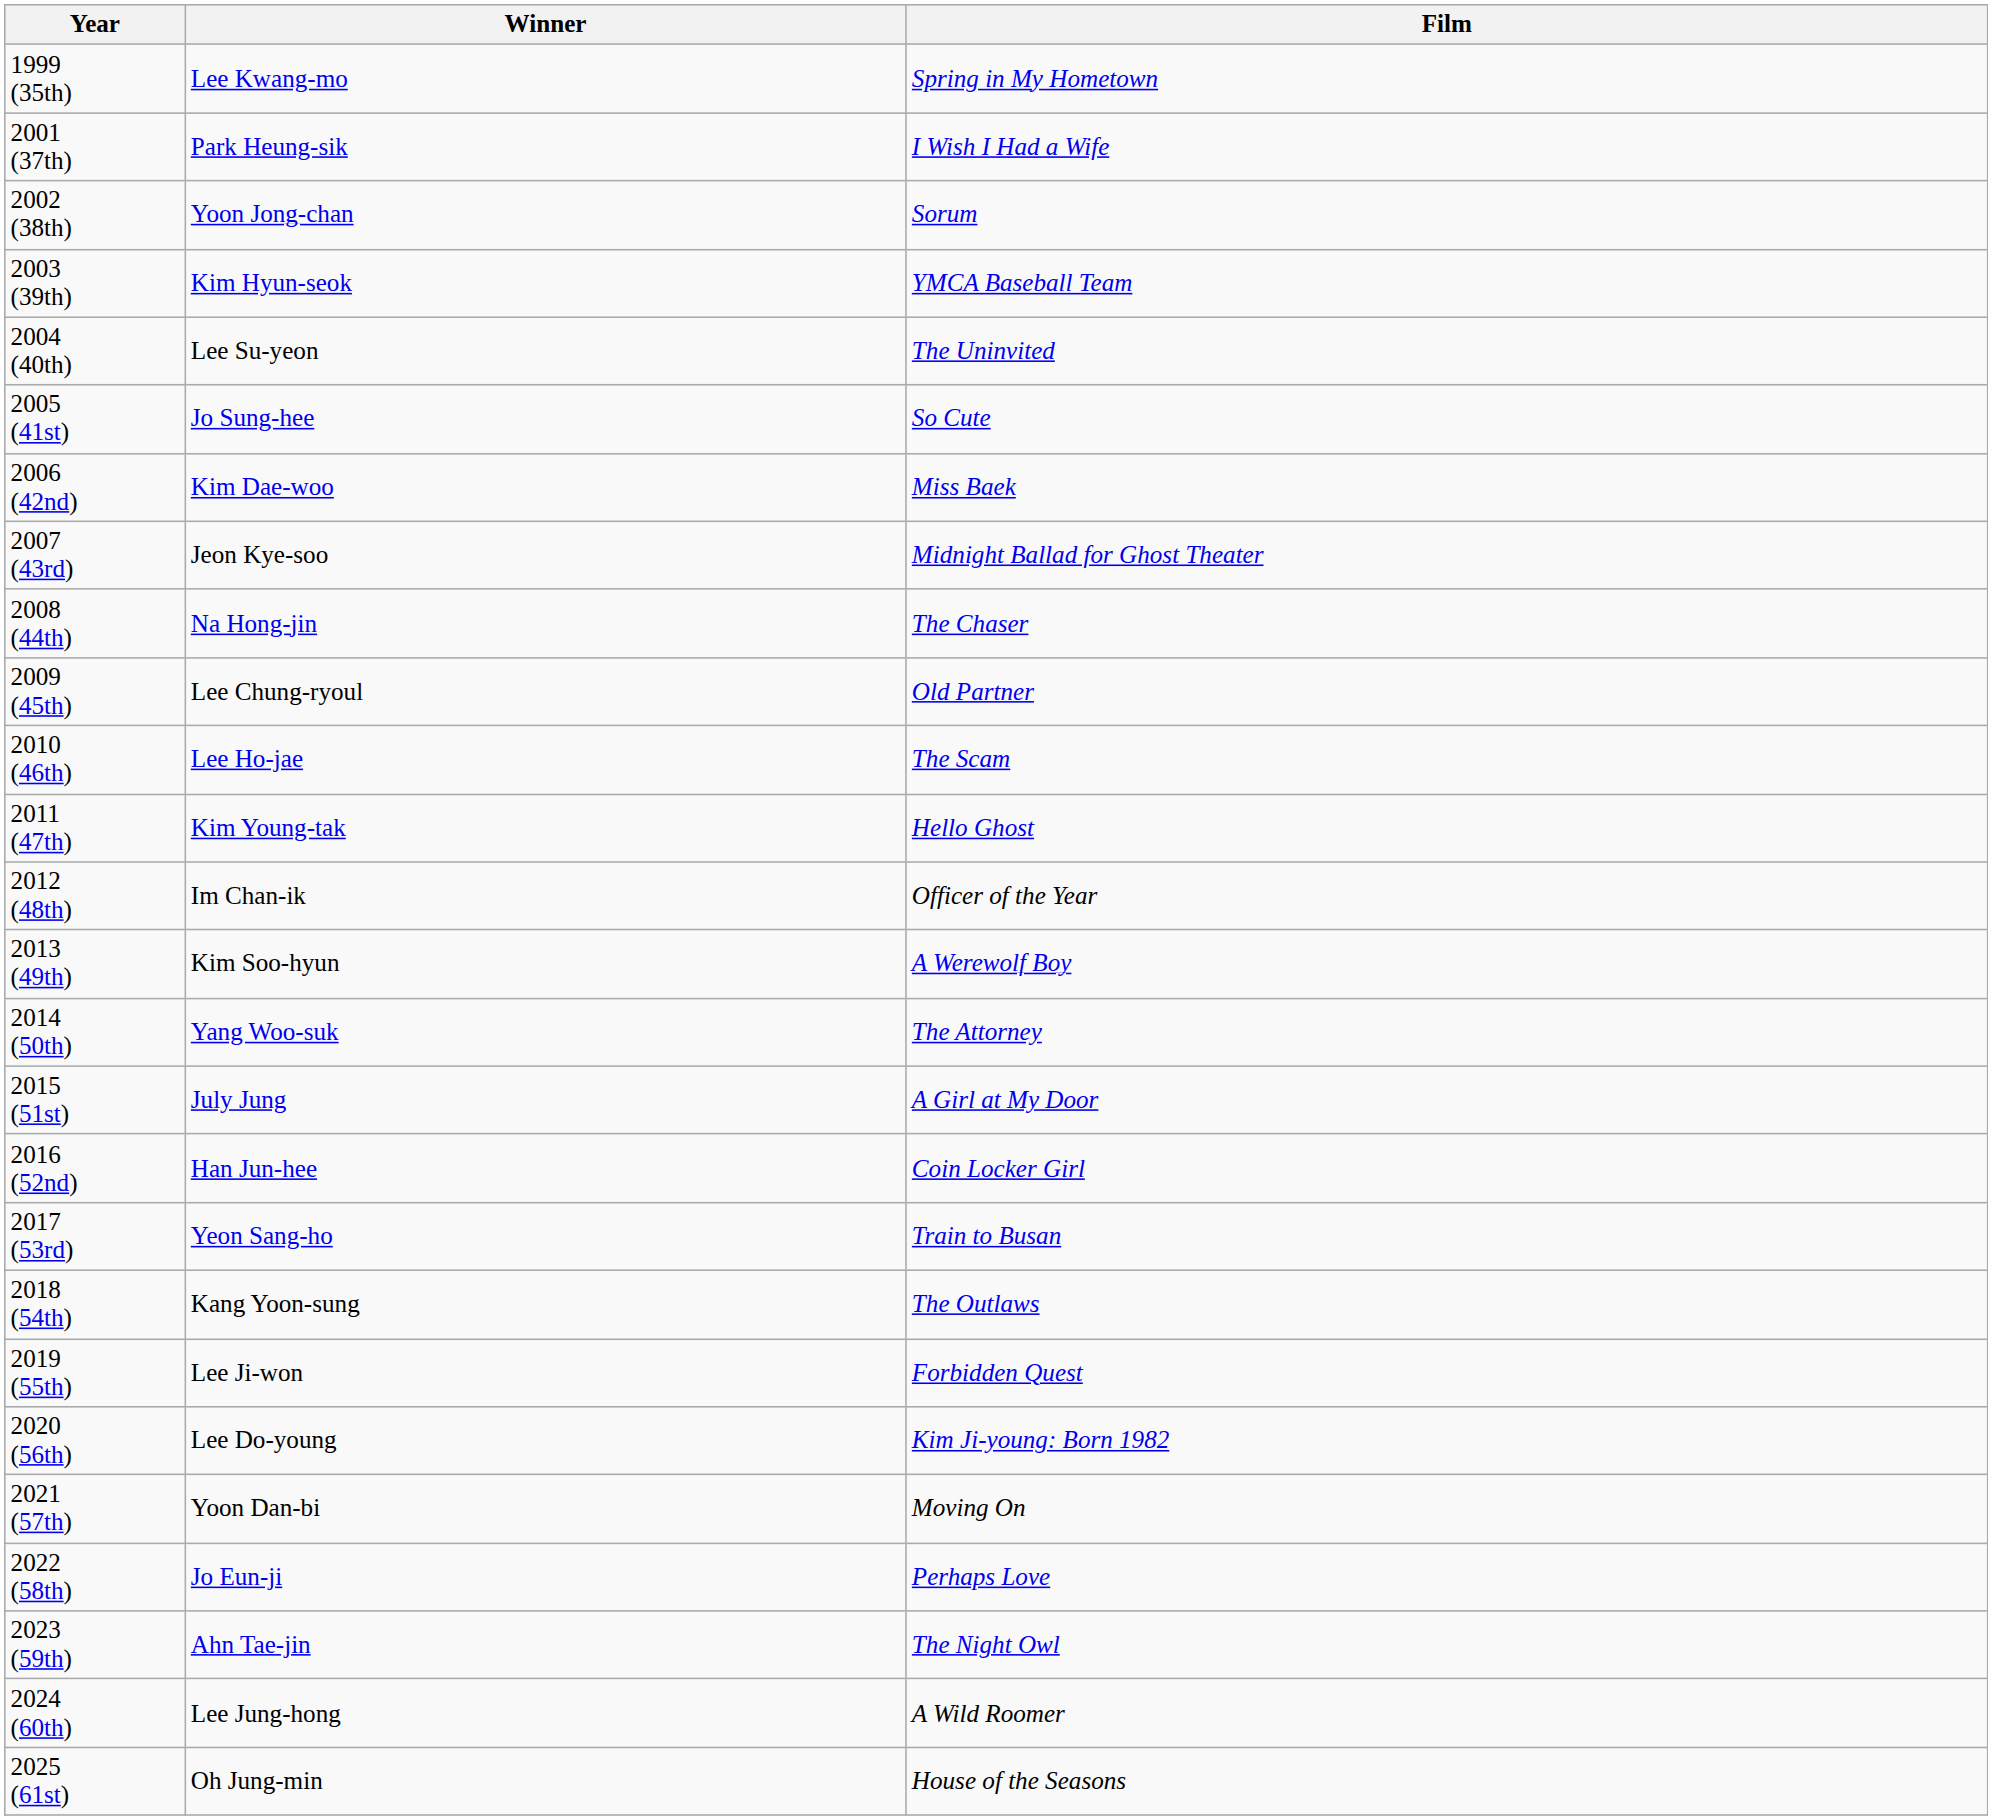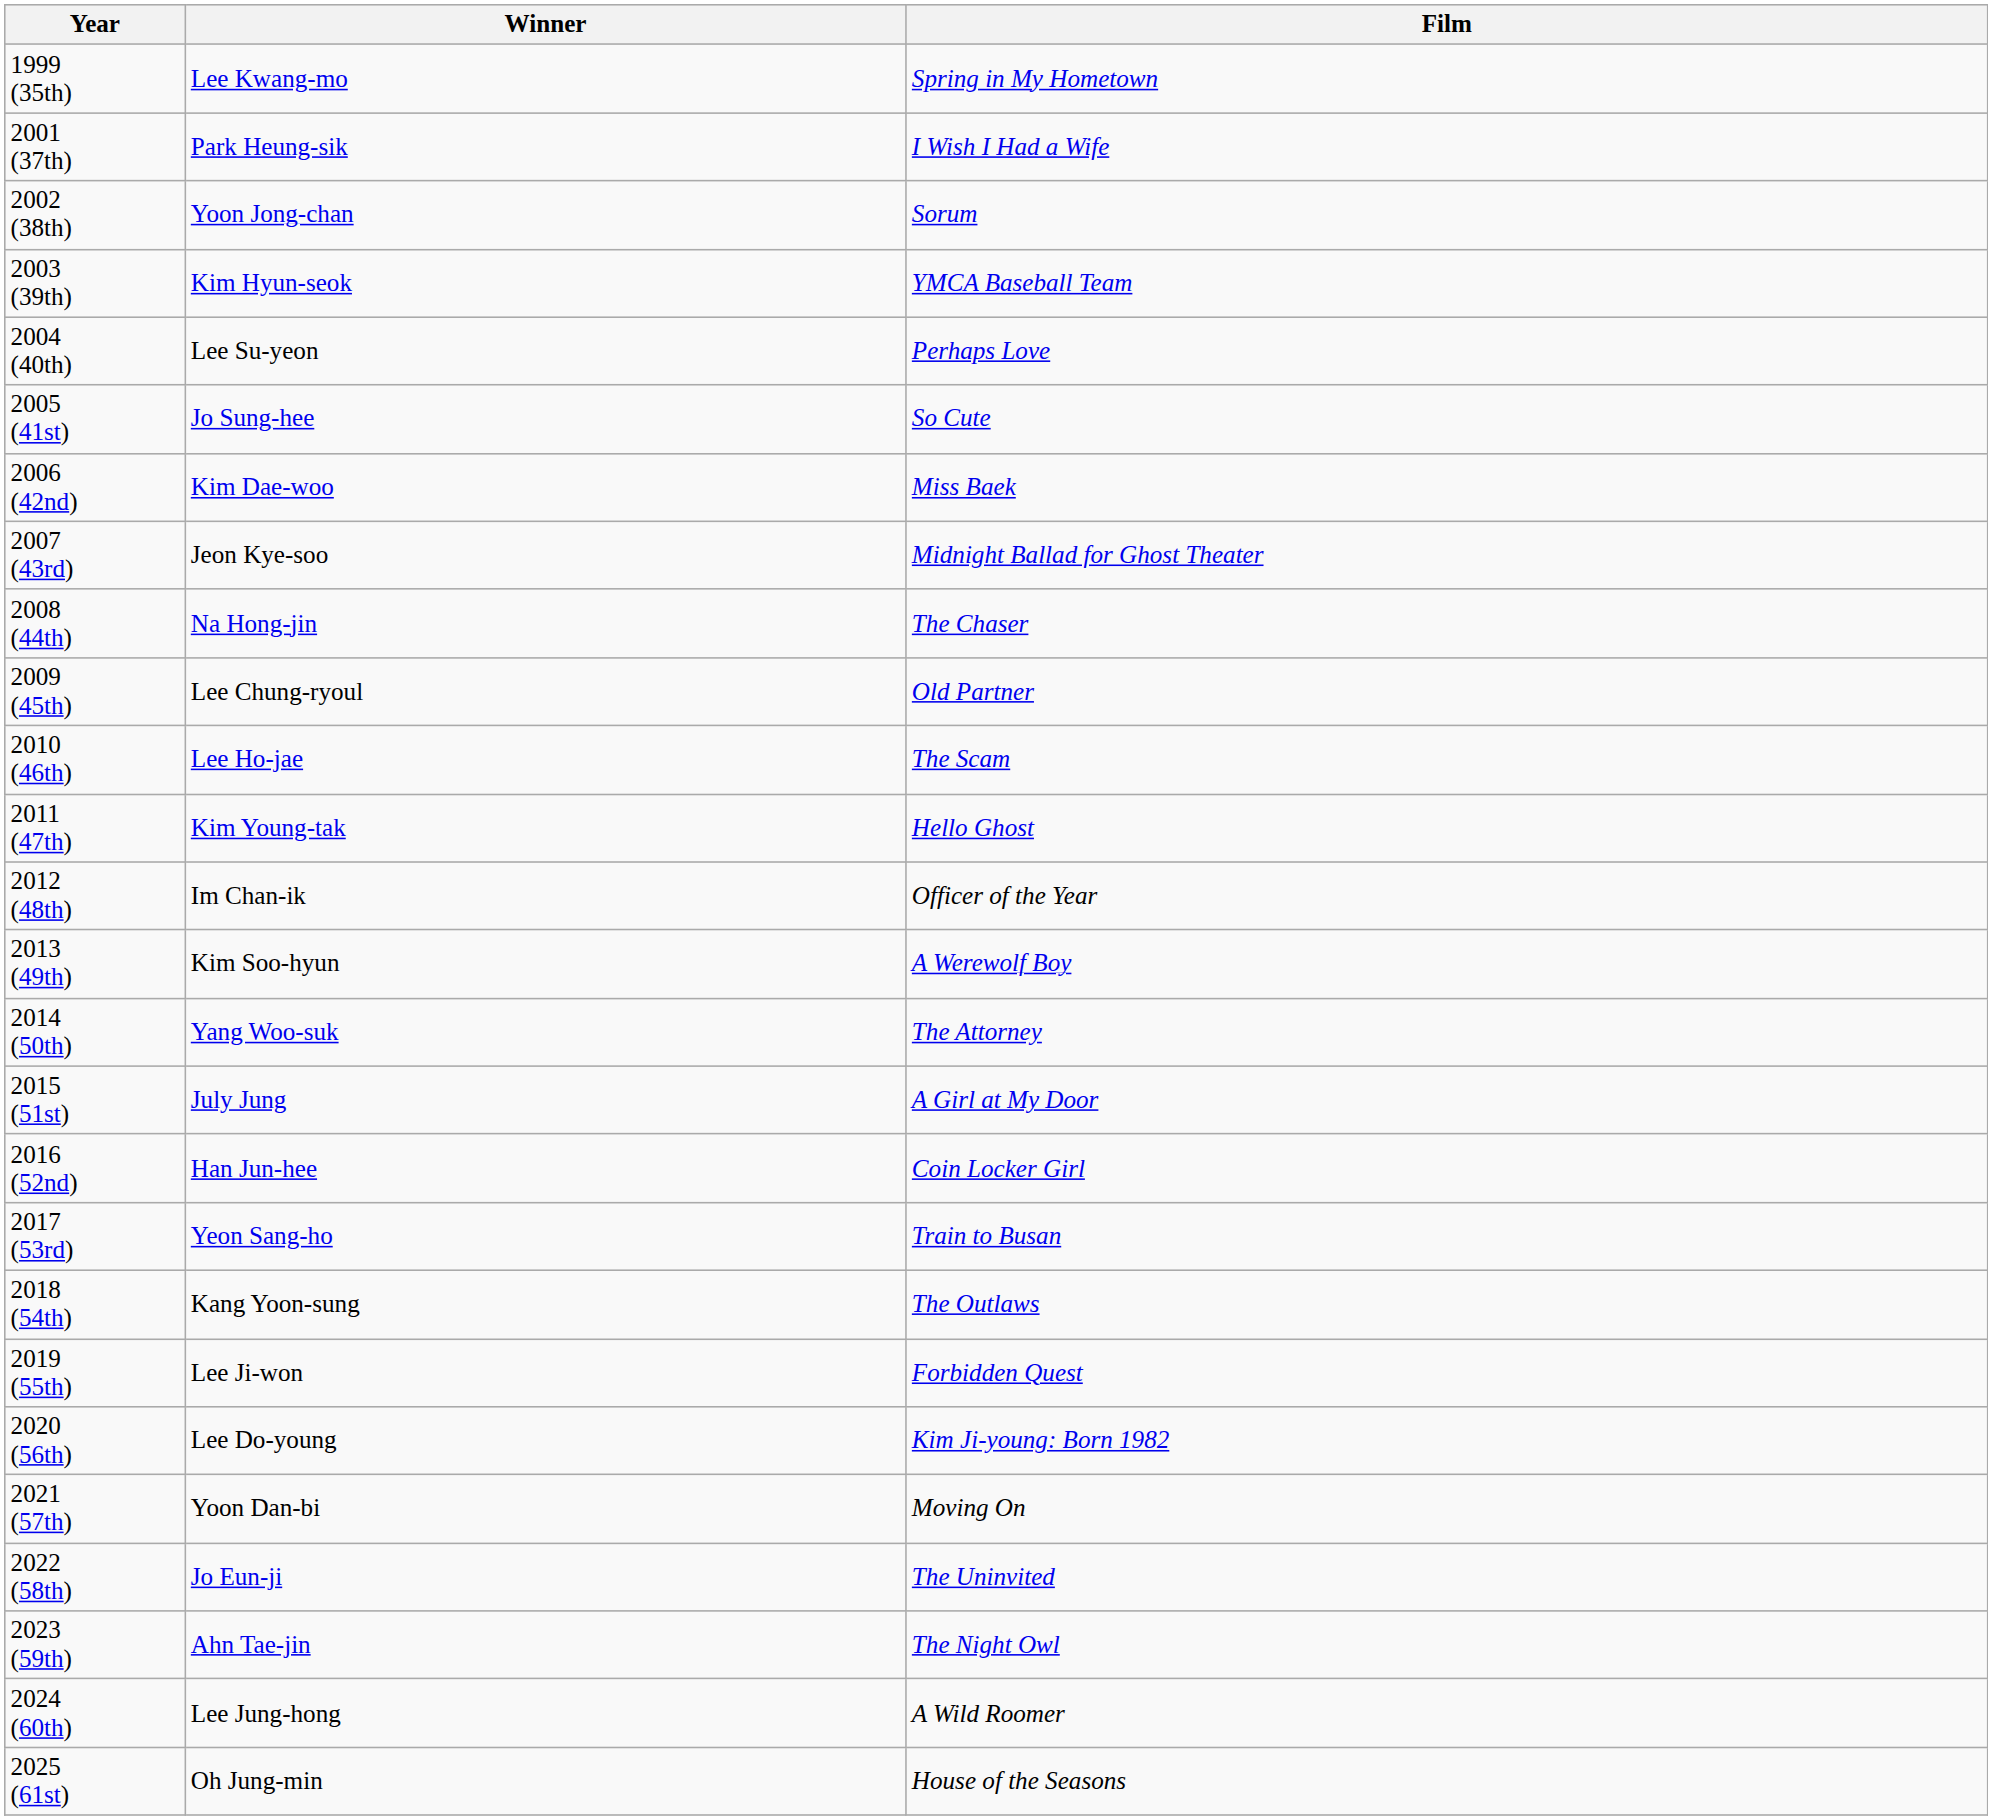(983, 350) The Uninvited -> (981, 350) Perhaps Love
(981, 1576) Perhaps Love -> (983, 1576) The Uninvited
